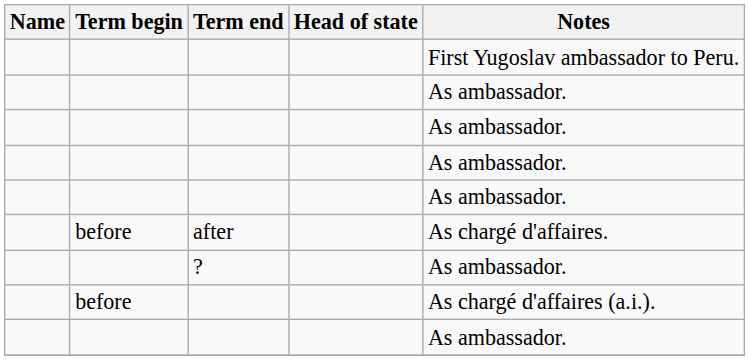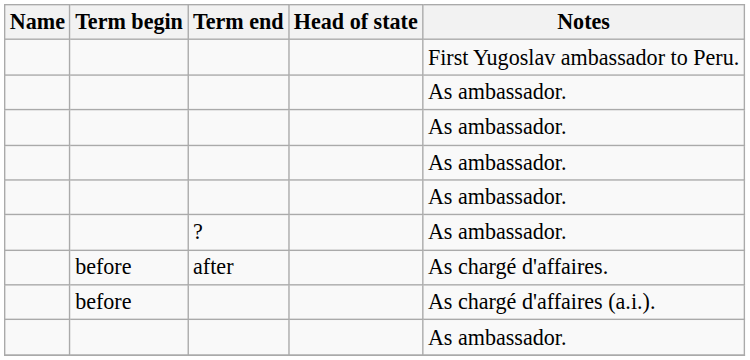rows swapped: (129, 267) <-> (103, 232)
